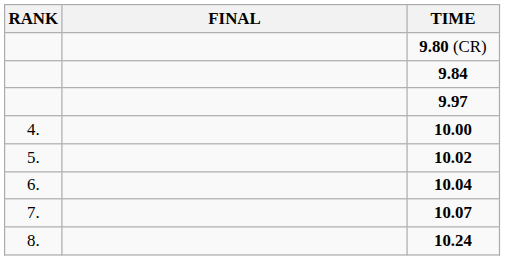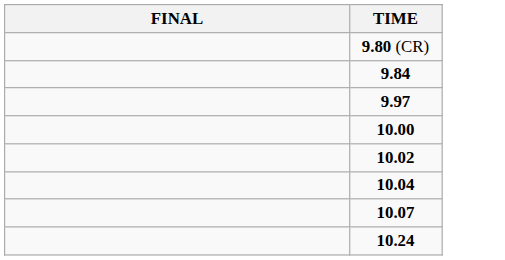- column: (33, 18)
